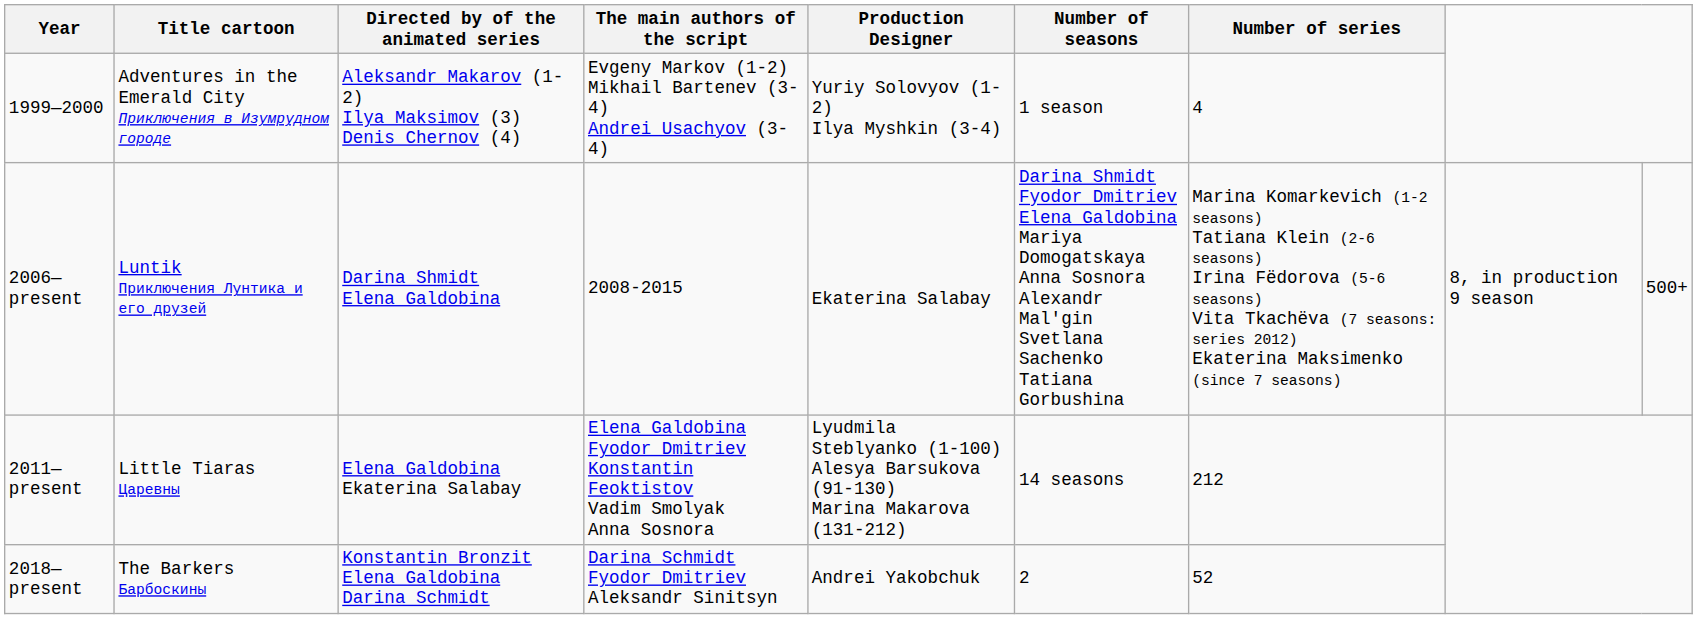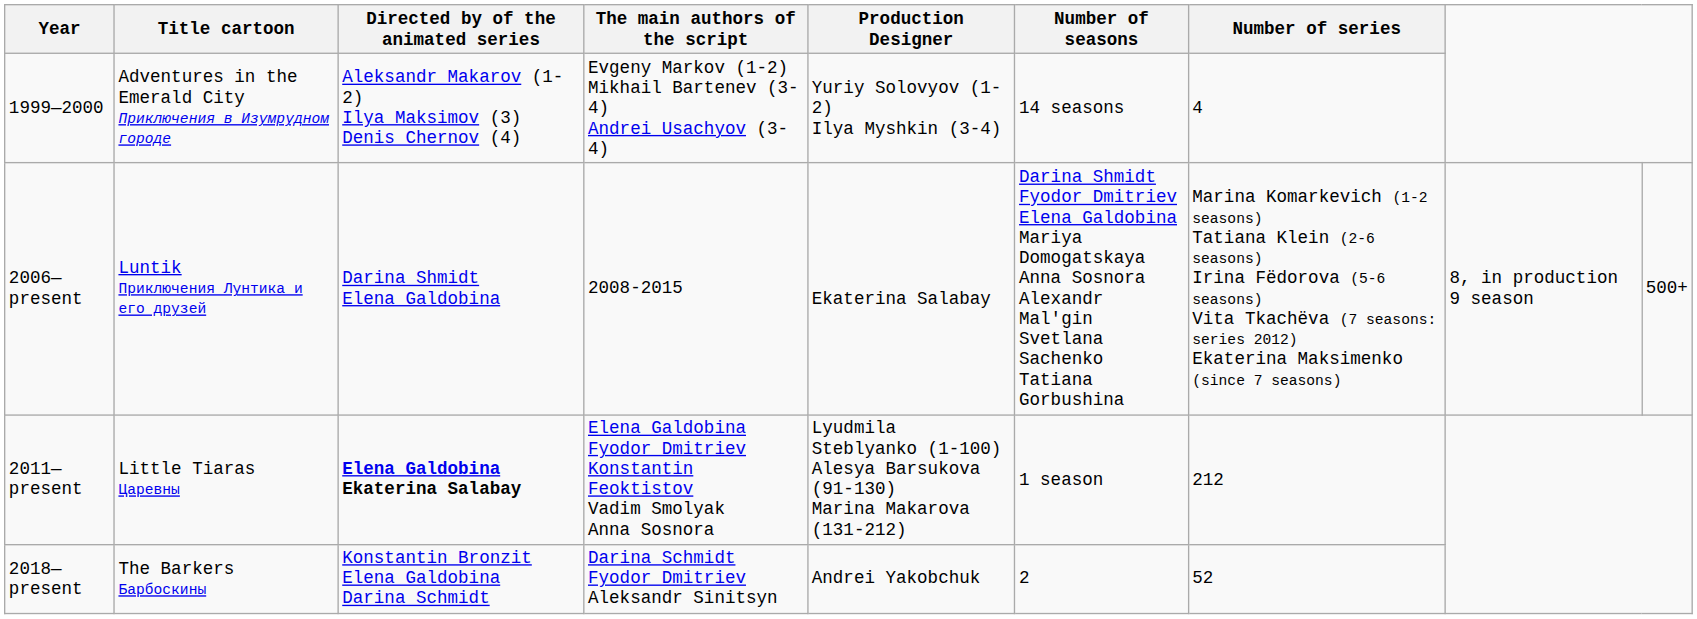(1061, 108) 1 season -> (1072, 108) 14 seasons
(432, 479) normal -> (432, 479) bold
(1072, 479) 14 seasons -> (1061, 479) 1 season
